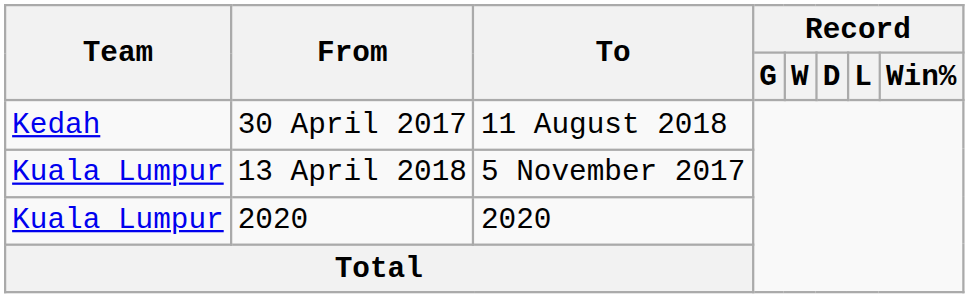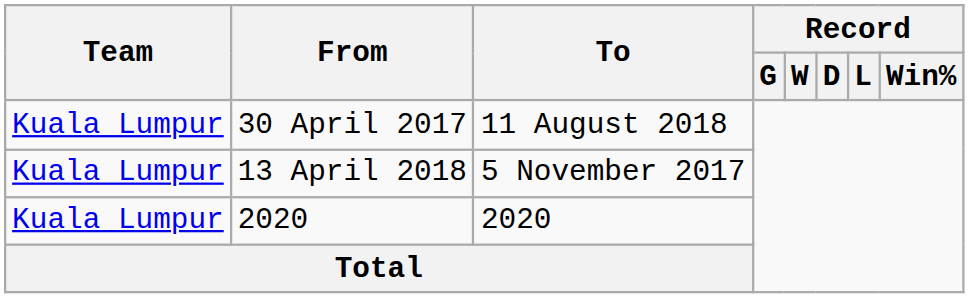(56, 125) Kedah -> (118, 125) Kuala Lumpur
